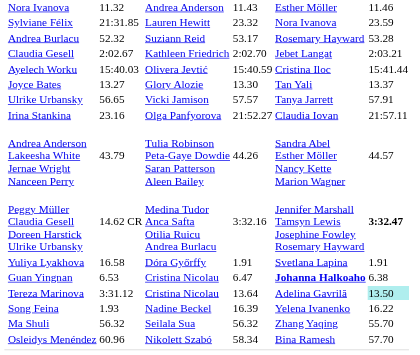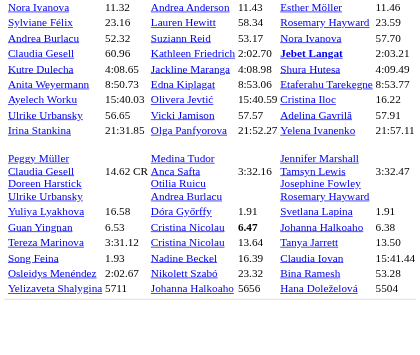(119, 22) 21:31.85 -> (118, 22) 23.16
(245, 22) 23.32 -> (250, 22) 58.34
(306, 22) Nora Ivanova -> (325, 22) Rosemary Hayward
(320, 38) Rosemary Hayward -> (311, 38) Nora Ivanova
(381, 38) 53.28 -> (388, 38) 57.70
(116, 53) 2:02.67 -> (118, 53) 60.96
(304, 53) normal -> (311, 53) bold
+ row: (41, 69)
+ row: (49, 84)
(388, 69) 15:41.44 -> (388, 99) 16.22
- row: (34, 84)
(304, 99) Tanya Jarrett -> (316, 115) Adelina Gavrilă
(112, 115) 23.16 -> (125, 130) 21:31.85
(307, 115) Claudia Iovan -> (318, 130) Yelena Ivanenko
- row: (47, 162)
(386, 221) bold -> (393, 171) normal
(243, 277) normal -> (248, 227) bold
(320, 277) bold -> (322, 227) normal
(311, 293) Adelina Gavrilă -> (309, 242) Tanya Jarrett
(381, 293) paleturquoise background -> (388, 242) no background
(313, 308) Yelena Ivanenko -> (312, 258) Claudia Iovan
(381, 308) 16.22 -> (395, 258) 15:41.44
- row: (29, 323)
(112, 339) 60.96 -> (122, 273) 2:02.67
(245, 339) 58.34 -> (250, 273) 23.32
(381, 339) 57.70 -> (388, 273) 53.28
+ row: (55, 288)
